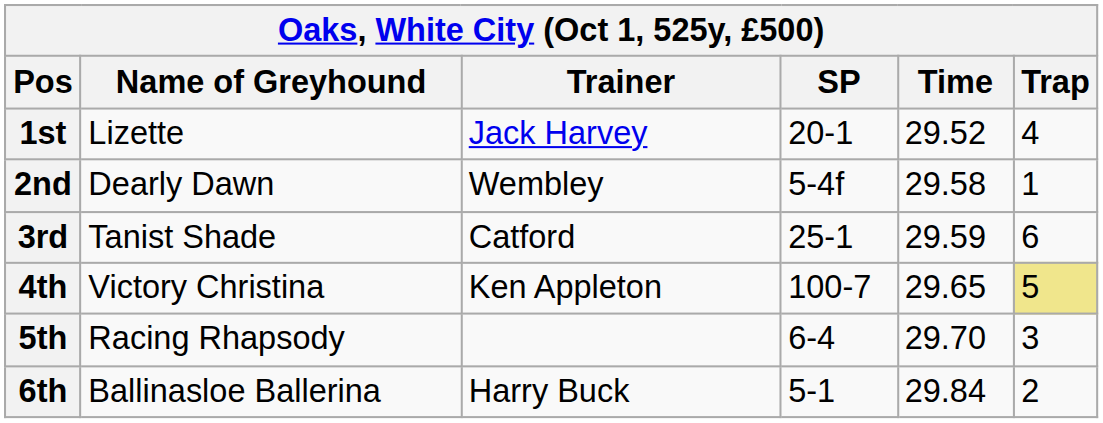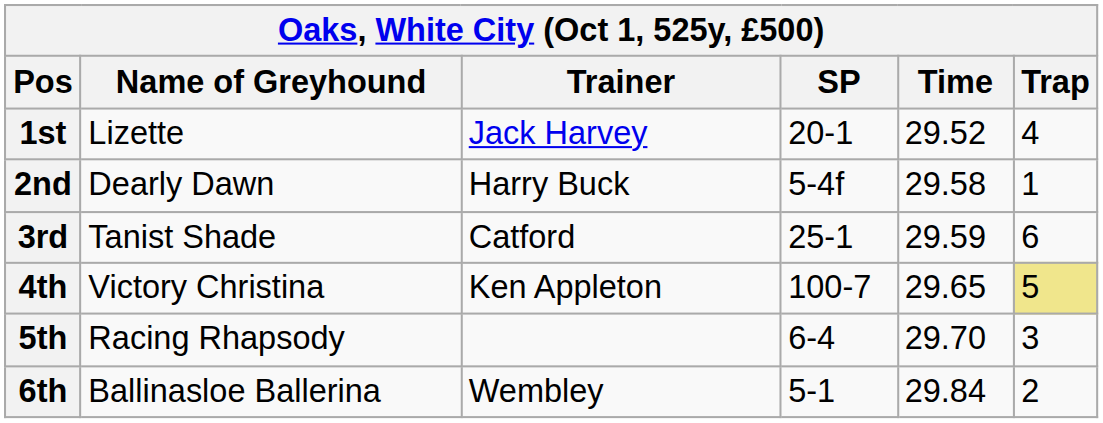(536, 184) Wembley -> (549, 184) Harry Buck
(549, 390) Harry Buck -> (536, 390) Wembley
